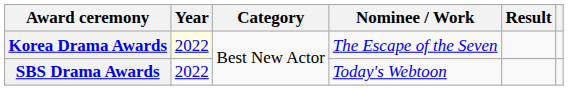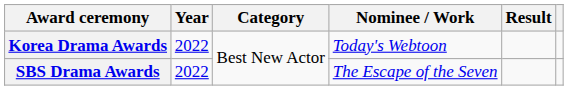(192, 44) lightyellow background -> (192, 44) no background
(415, 44) The Escape of the Seven -> (390, 44) Today's Webtoon
(390, 71) Today's Webtoon -> (415, 71) The Escape of the Seven
